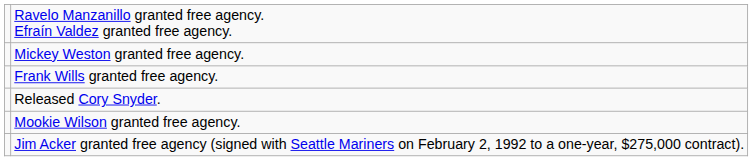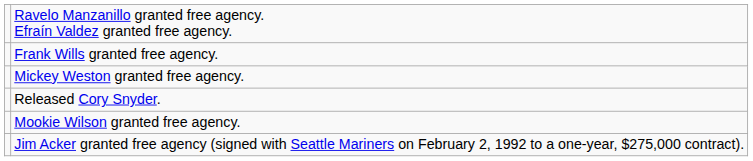rows swapped: (129, 54) <-> (116, 76)
